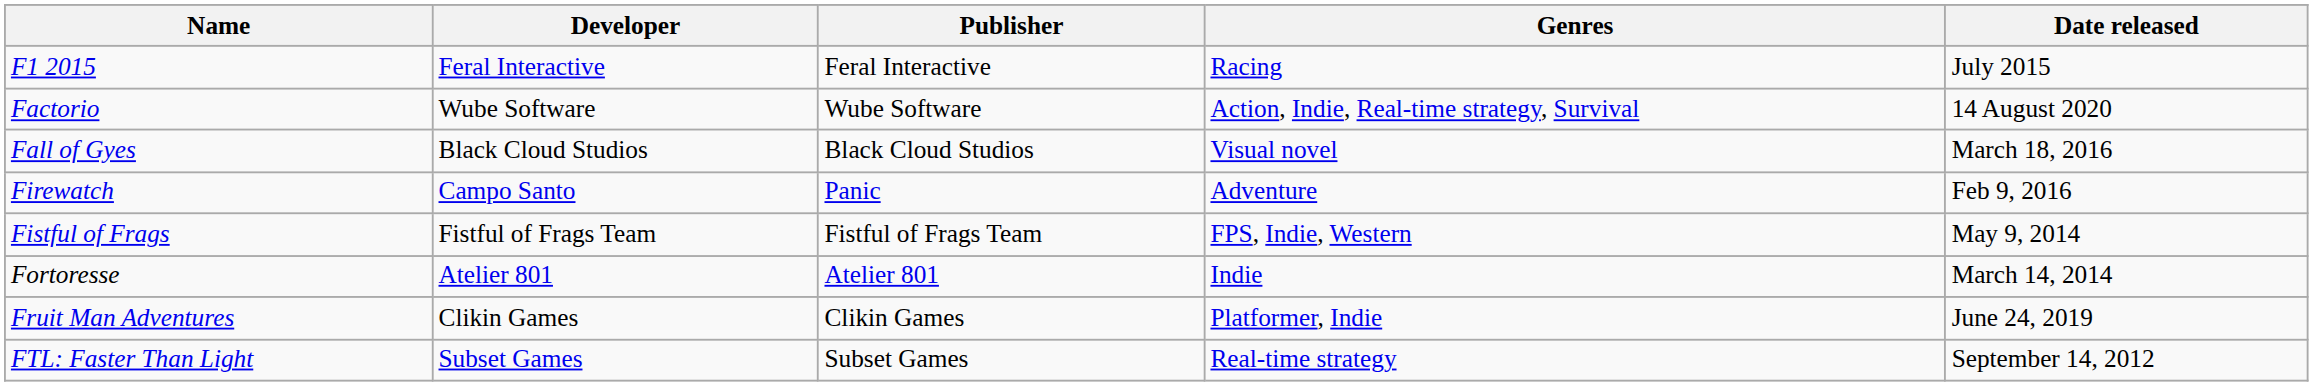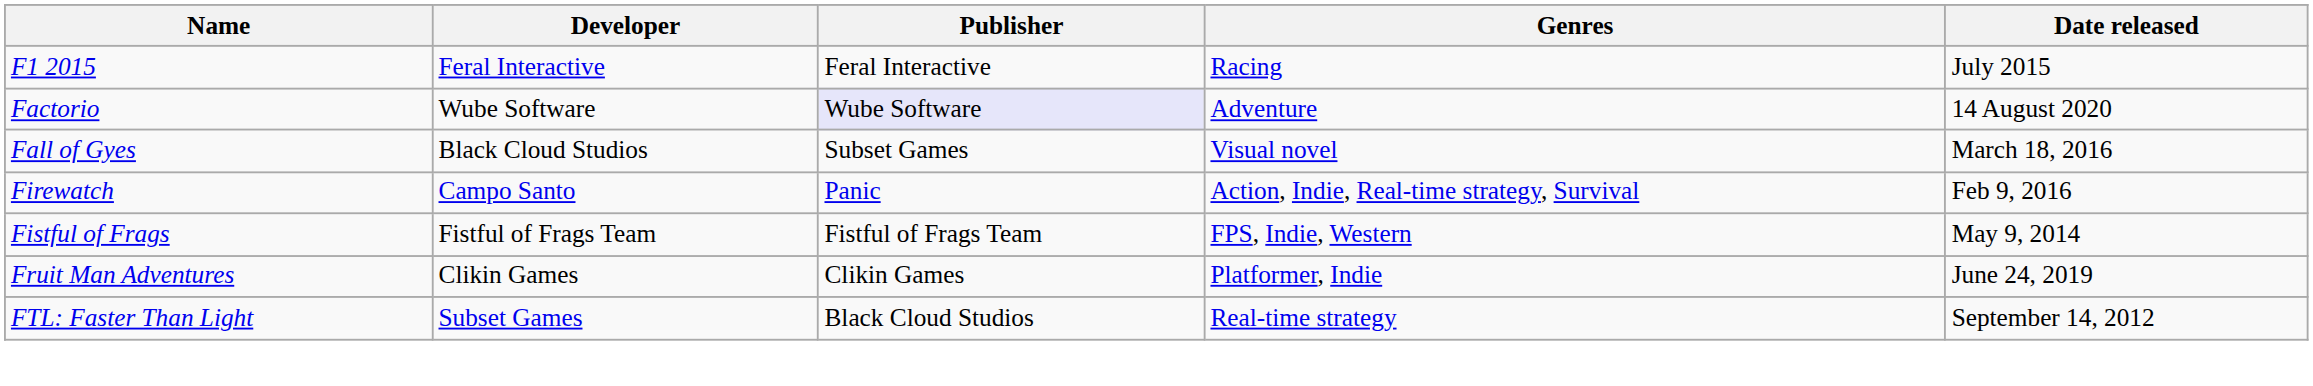(903, 108) no background -> (903, 108) lavender background
(1425, 108) Action, Indie, Real-time strategy, Survival -> (1264, 108) Adventure
(929, 150) Black Cloud Studios -> (896, 150) Subset Games
(1264, 191) Adventure -> (1425, 191) Action, Indie, Real-time strategy, Survival
- row: (65, 275)
(896, 358) Subset Games -> (929, 317) Black Cloud Studios
